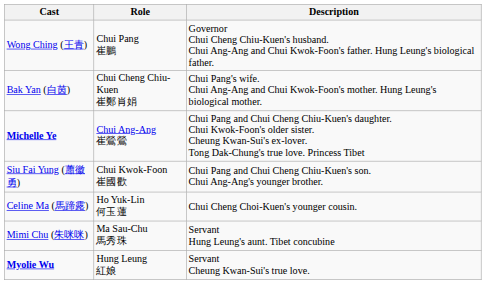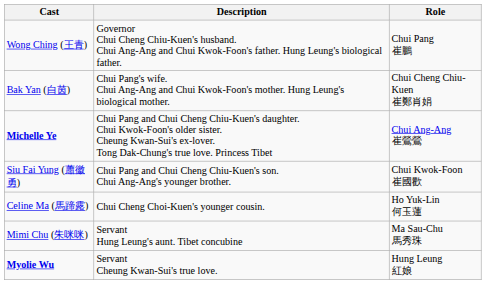columns swapped: (140, 12) <-> (334, 12)
